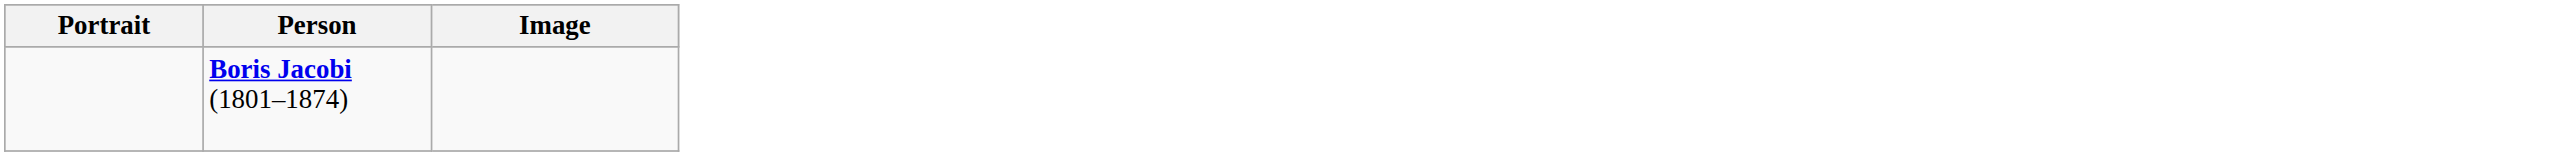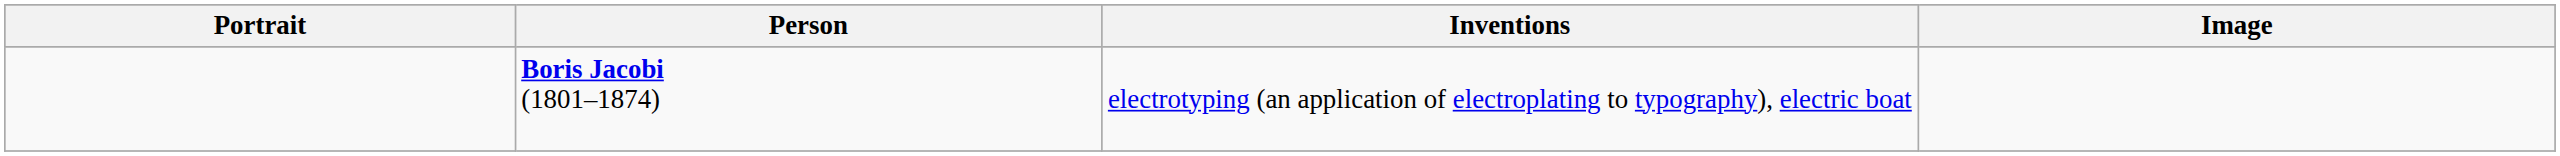+ column: (1510, 25)
